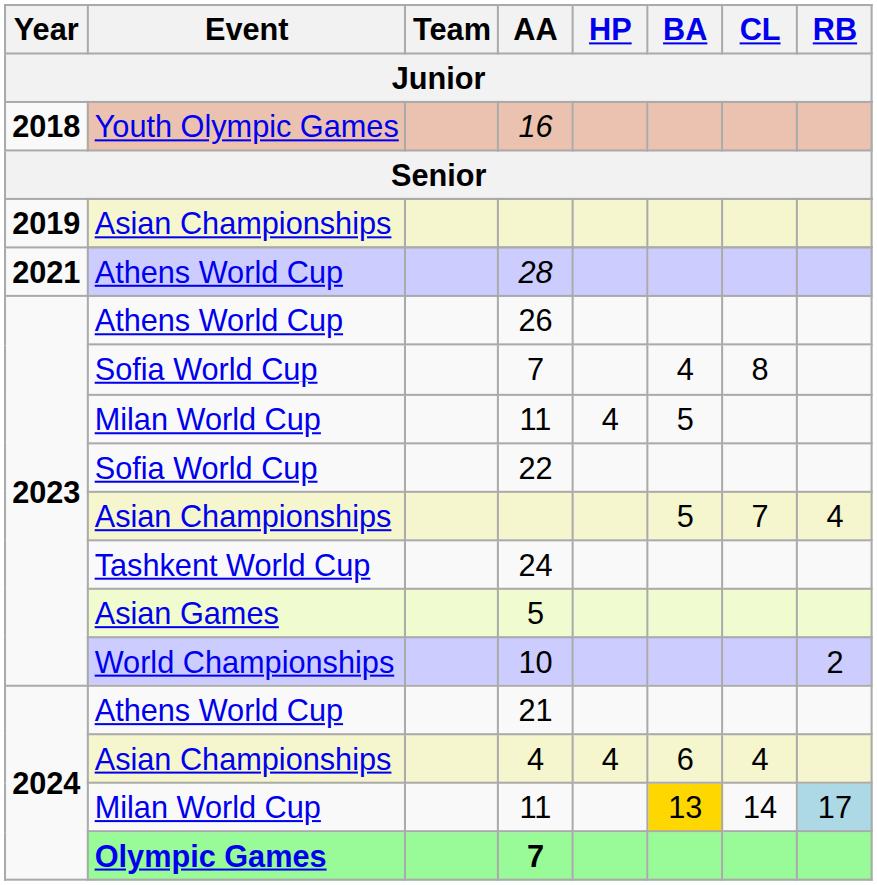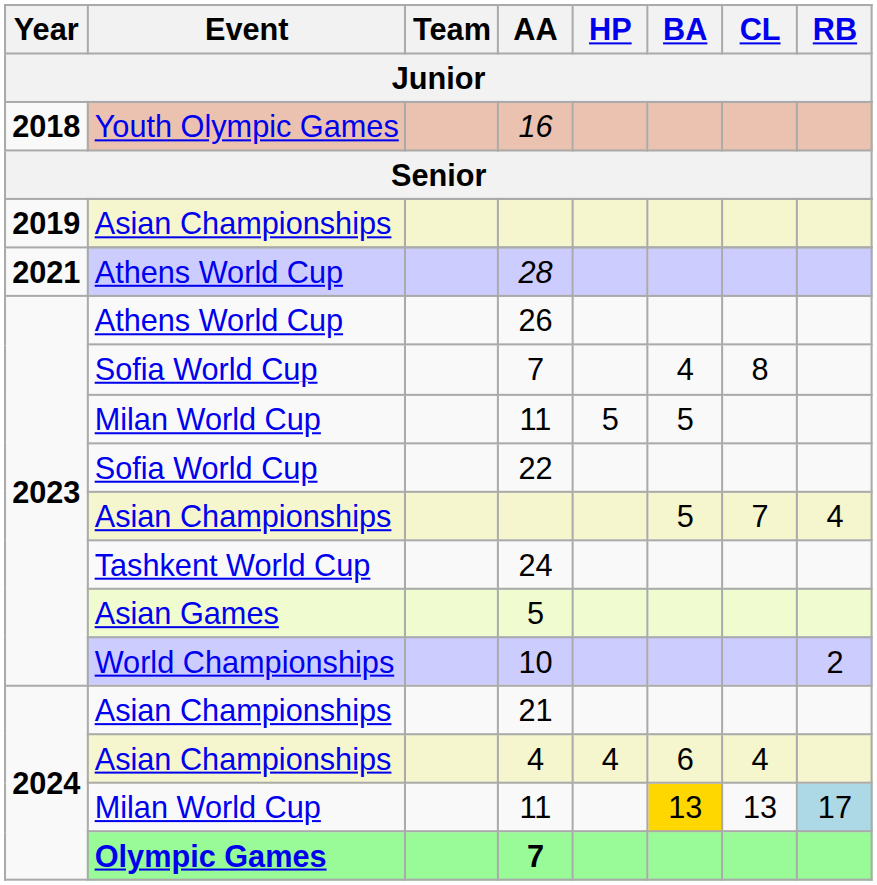(610, 418) 4 -> (610, 418) 5
(219, 710) Athens World Cup -> (243, 710) Asian Championships
(760, 807) 14 -> (760, 807) 13
